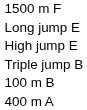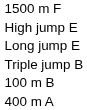rows swapped: (41, 46) <-> (42, 27)
